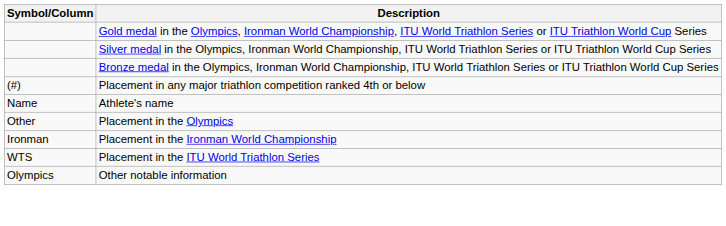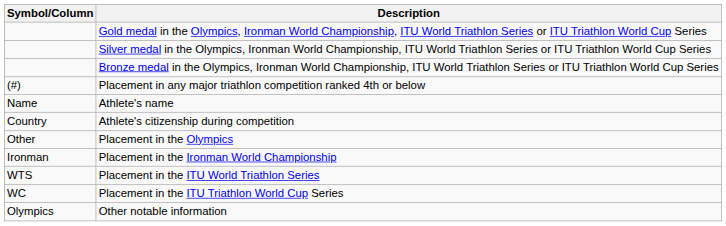+ row: (196, 121)
+ row: (221, 193)
